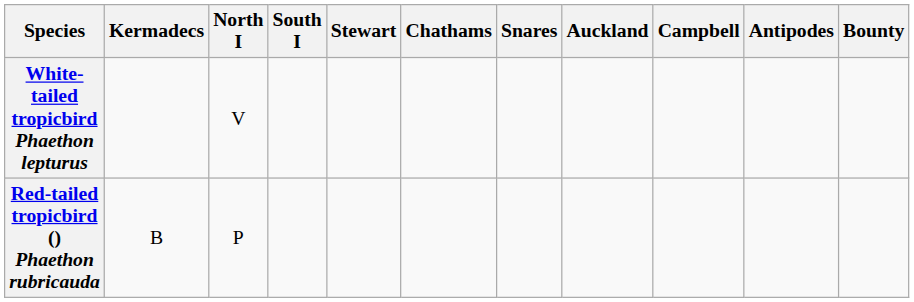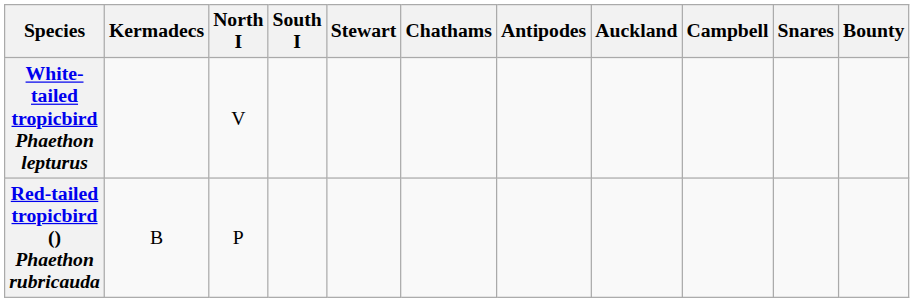columns swapped: (529, 31) <-> (791, 31)
